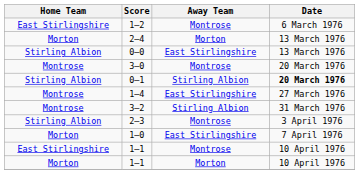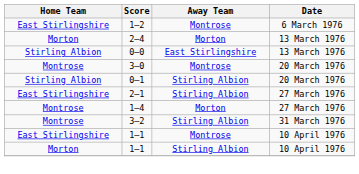(312, 80) bold -> (312, 80) normal
+ row: (63, 94)
(210, 94) East Stirlingshire -> (210, 108) Morton
- row: (63, 121)
- row: (63, 135)
(210, 163) Morton -> (210, 149) Stirling Albion
